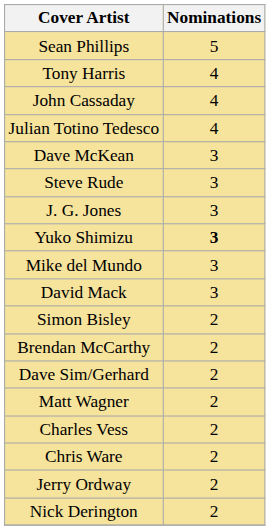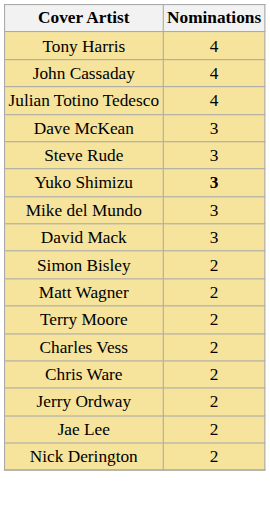- row: (84, 45)
- row: (84, 210)
- row: (84, 347)
- row: (84, 374)
+ row: (84, 319)
+ row: (84, 429)
